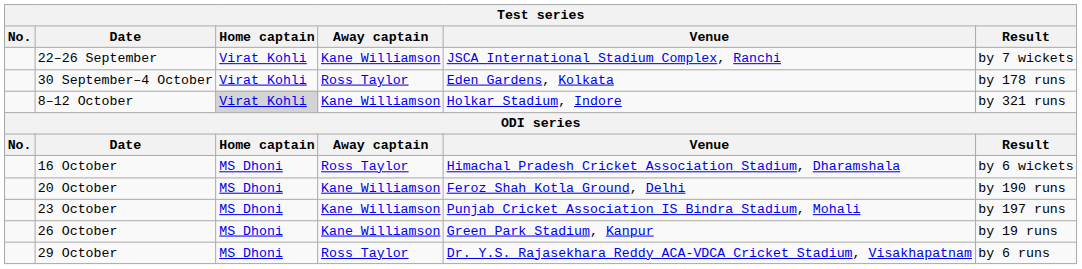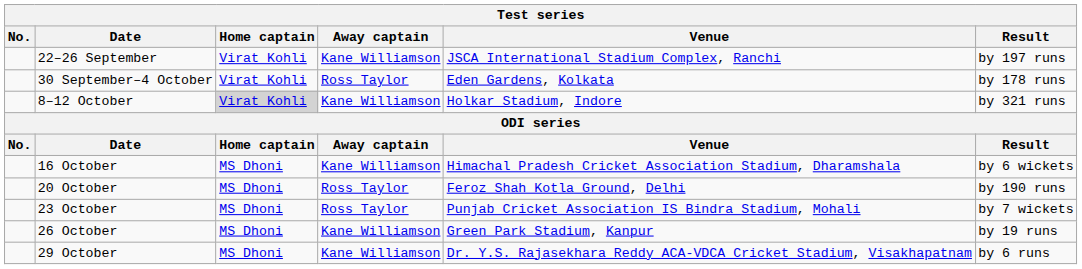(1026, 59) by 7 wickets -> (1022, 59) by 197 runs
(365, 167) Ross Taylor -> (381, 167) Kane Williamson
(381, 188) Kane Williamson -> (365, 188) Ross Taylor
(381, 210) Kane Williamson -> (365, 210) Ross Taylor
(1022, 210) by 197 runs -> (1026, 210) by 7 wickets
(365, 253) Ross Taylor -> (381, 253) Kane Williamson
